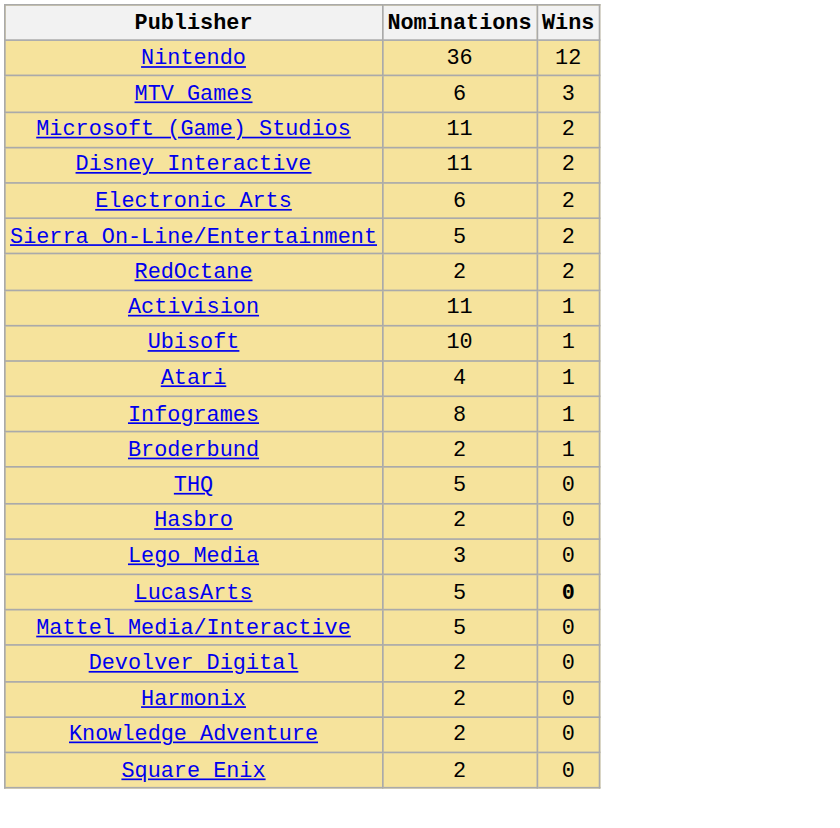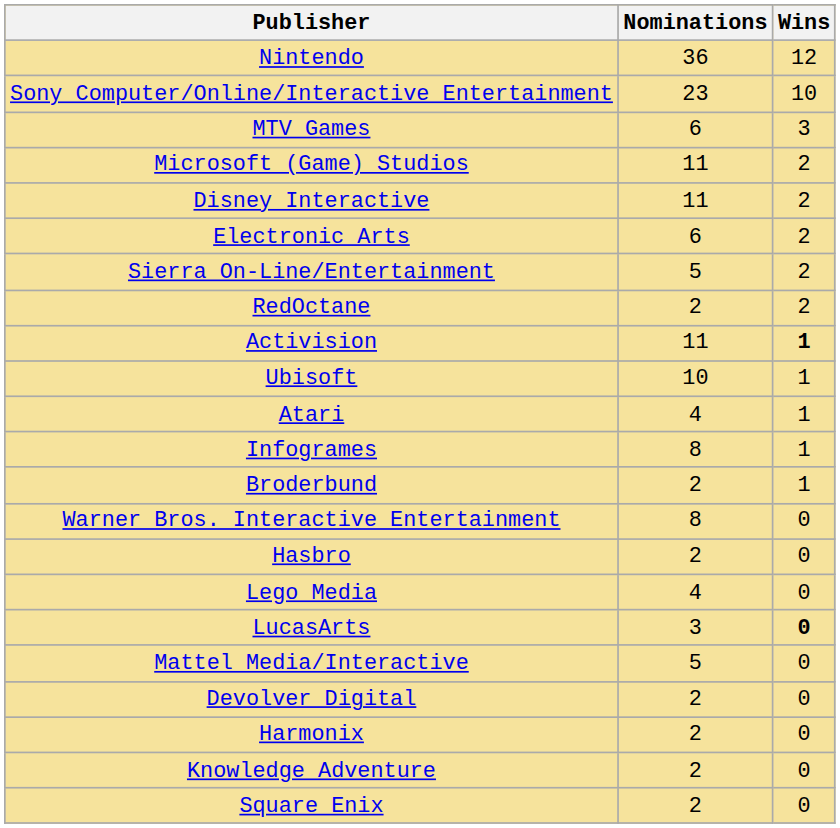+ row: (311, 94)
(568, 307) normal -> (804, 343) bold
+ row: (311, 521)
- row: (194, 485)
(459, 557) 3 -> (695, 592) 4
(459, 592) 5 -> (695, 628) 3
